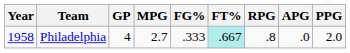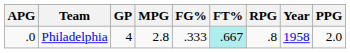columns swapped: (21, 15) <-> (296, 15)
(159, 37) 2.7 -> (161, 37) 2.8
